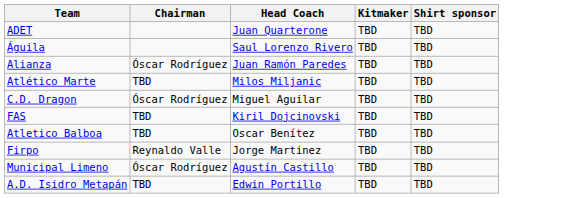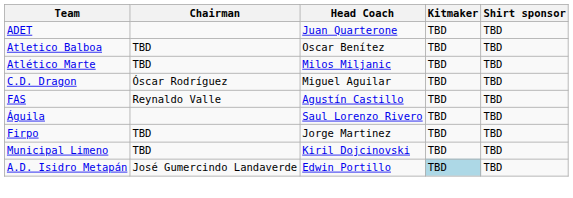rows swapped: (26, 47) <-> (54, 133)
- row: (29, 64)
(142, 116) TBD -> (177, 99) Reynaldo Valle
(286, 116) Kiril Dojcinovski -> (353, 99) Agustín Castillo
(177, 150) Reynaldo Valle -> (142, 133) TBD
(180, 167) Óscar Rodríguez -> (142, 150) TBD
(283, 167) Agustín Castillo -> (356, 150) Kiril Dojcinovski
(142, 185) TBD -> (215, 167) José Gumercindo Landaverde
(367, 185) no background -> (437, 167) lightblue background
